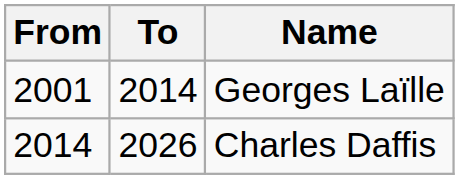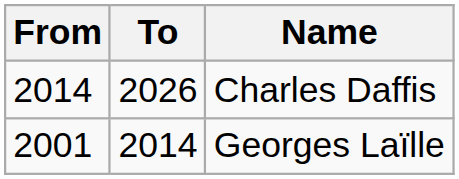rows swapped: (329, 88) <-> (325, 145)
